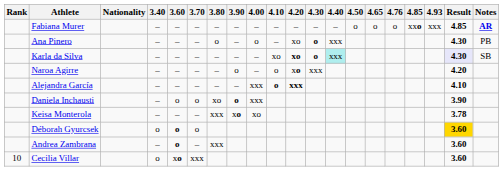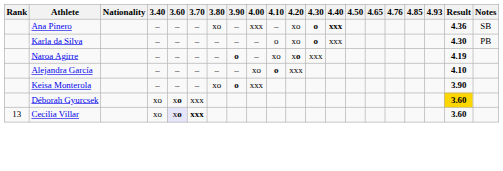- row: (58, 26)
(217, 41) o -> (217, 26) xo
(256, 41) o -> (256, 26) xxx
(336, 41) normal -> (336, 26) bold
(459, 41) 4.30 -> (459, 26) 4.36
(486, 41) PB -> (486, 26) SB
(276, 56) xo -> (276, 41) o
(296, 56) bold -> (296, 41) normal
(336, 56) paleturquoise background -> (336, 41) no background
(459, 56) lavender background -> (459, 41) no background
(486, 56) SB -> (486, 41) PB
(237, 71) normal -> (237, 56) bold
(276, 71) o -> (276, 56) xo
(459, 71) 4.20 -> (459, 56) 4.19
(256, 85) xxx -> (256, 71) xo
(296, 85) bold -> (296, 71) normal
- row: (63, 100)
(217, 115) xxx -> (217, 85) xo
(237, 115) xo -> (237, 85) o
(256, 115) xo -> (256, 85) xxx
(459, 115) 3.78 -> (459, 85) 3.90
(157, 130) o -> (157, 100) xo
(177, 130) o -> (177, 100) xo
(197, 130) o -> (197, 100) xxx
- row: (64, 144)
(17, 159) 10 -> (17, 115) 13
(157, 159) o -> (157, 115) xo
(177, 159) no background -> (177, 115) lavender background
(197, 159) normal -> (197, 115) bold
